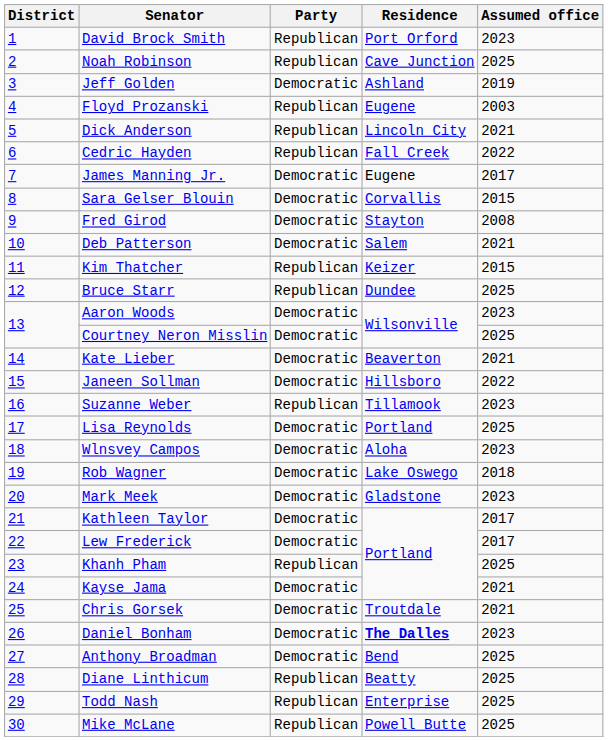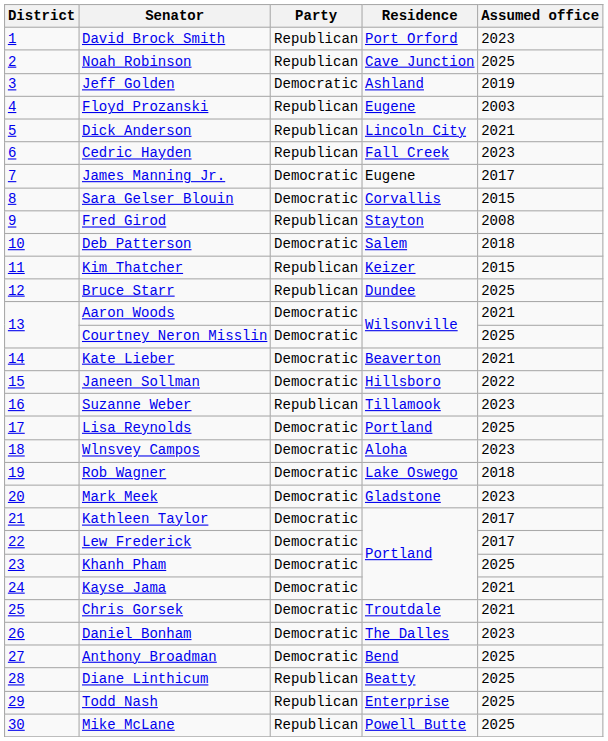(498, 153) 2022 -> (498, 153) 2023
(316, 222) Democratic -> (316, 222) Republican
(498, 245) 2021 -> (498, 245) 2018
(498, 313) 2023 -> (498, 313) 2021
(316, 565) Republican -> (316, 565) Democratic
(407, 634) bold -> (407, 634) normal
